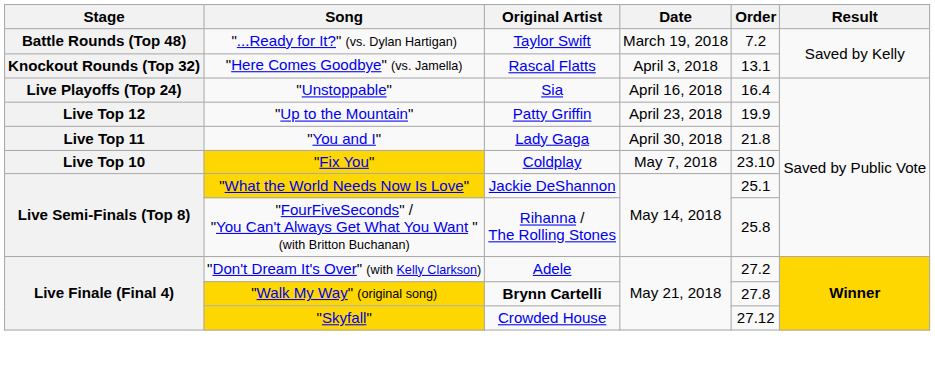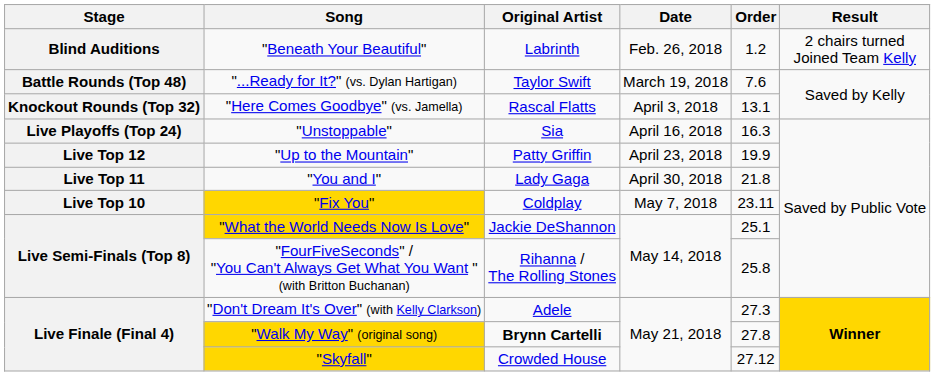+ row: (344, 49)
(756, 41) 7.2 -> (756, 82) 7.6
(756, 91) 16.4 -> (756, 131) 16.3
(756, 162) 23.10 -> (756, 203) 23.11
(756, 269) 27.2 -> (756, 310) 27.3
